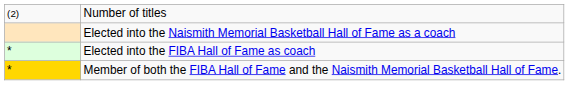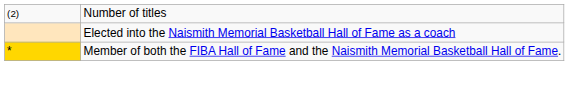- row: (199, 51)
